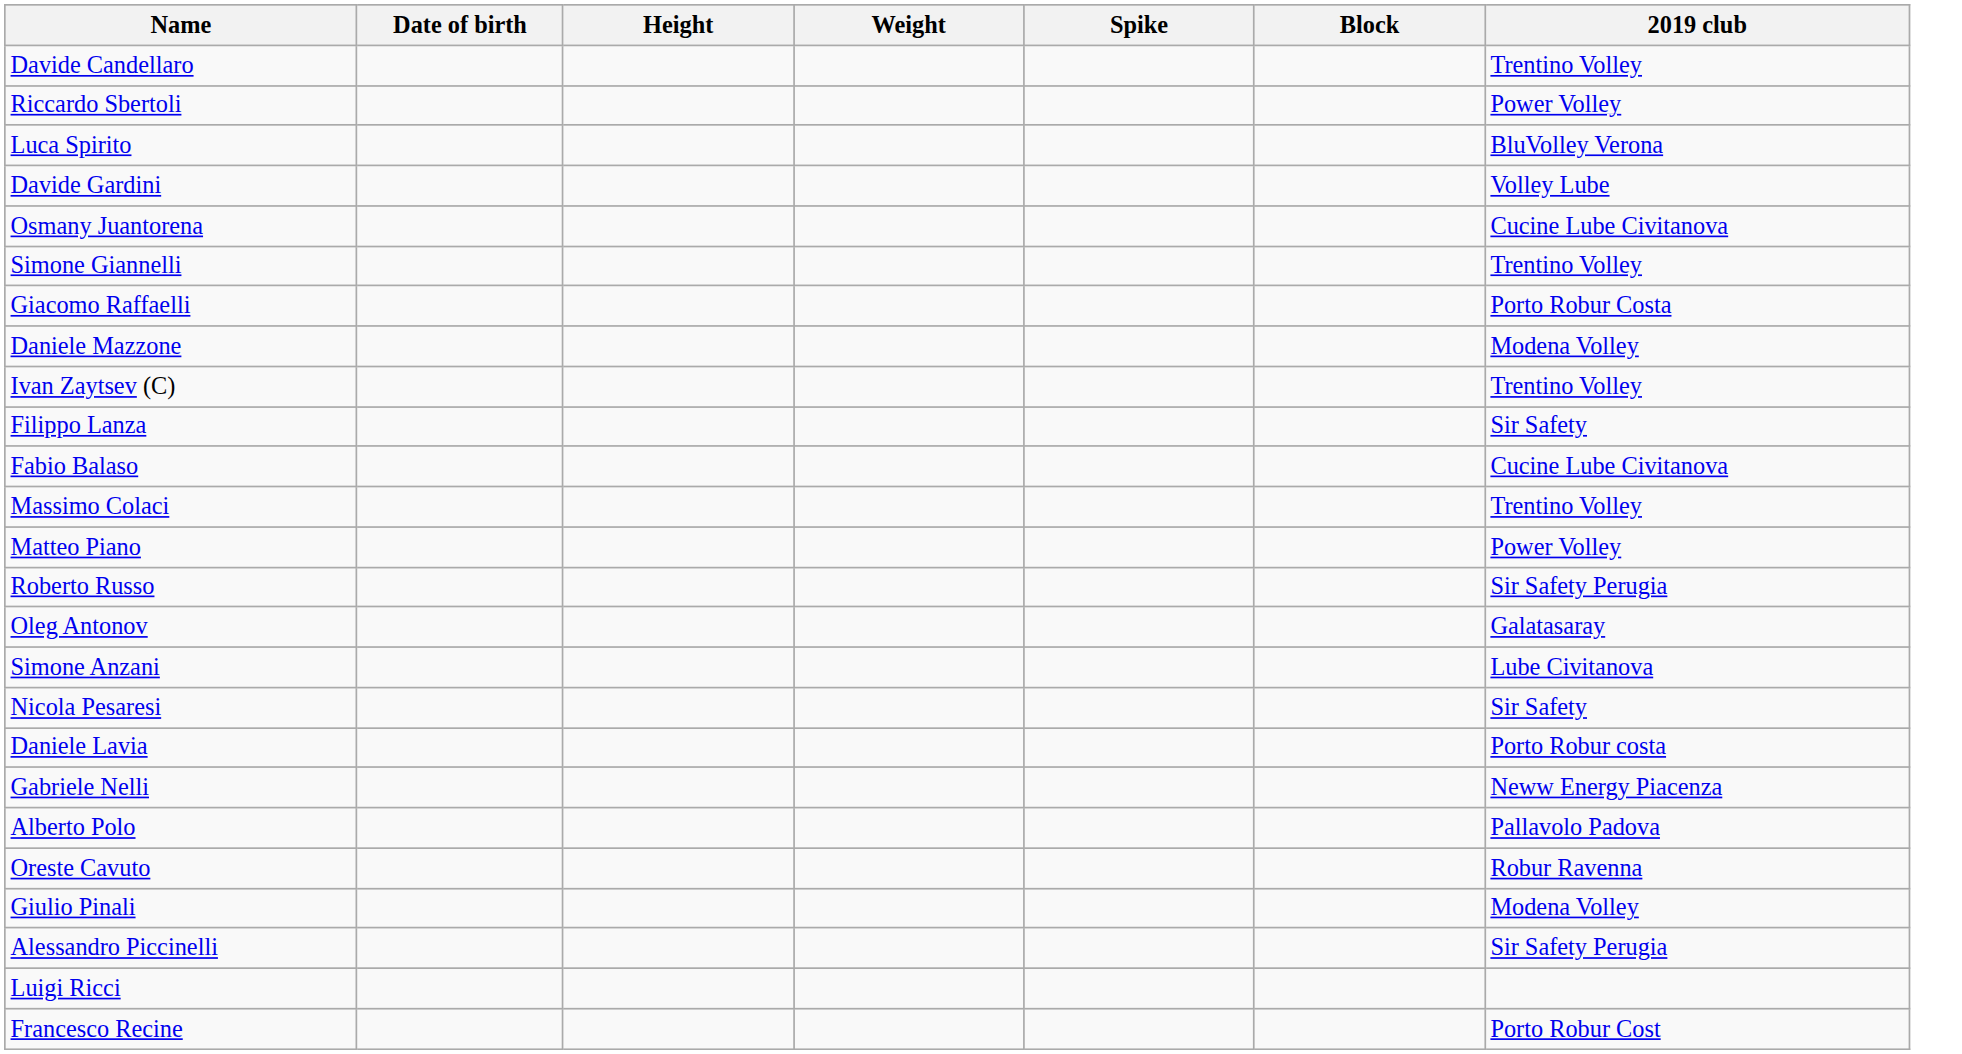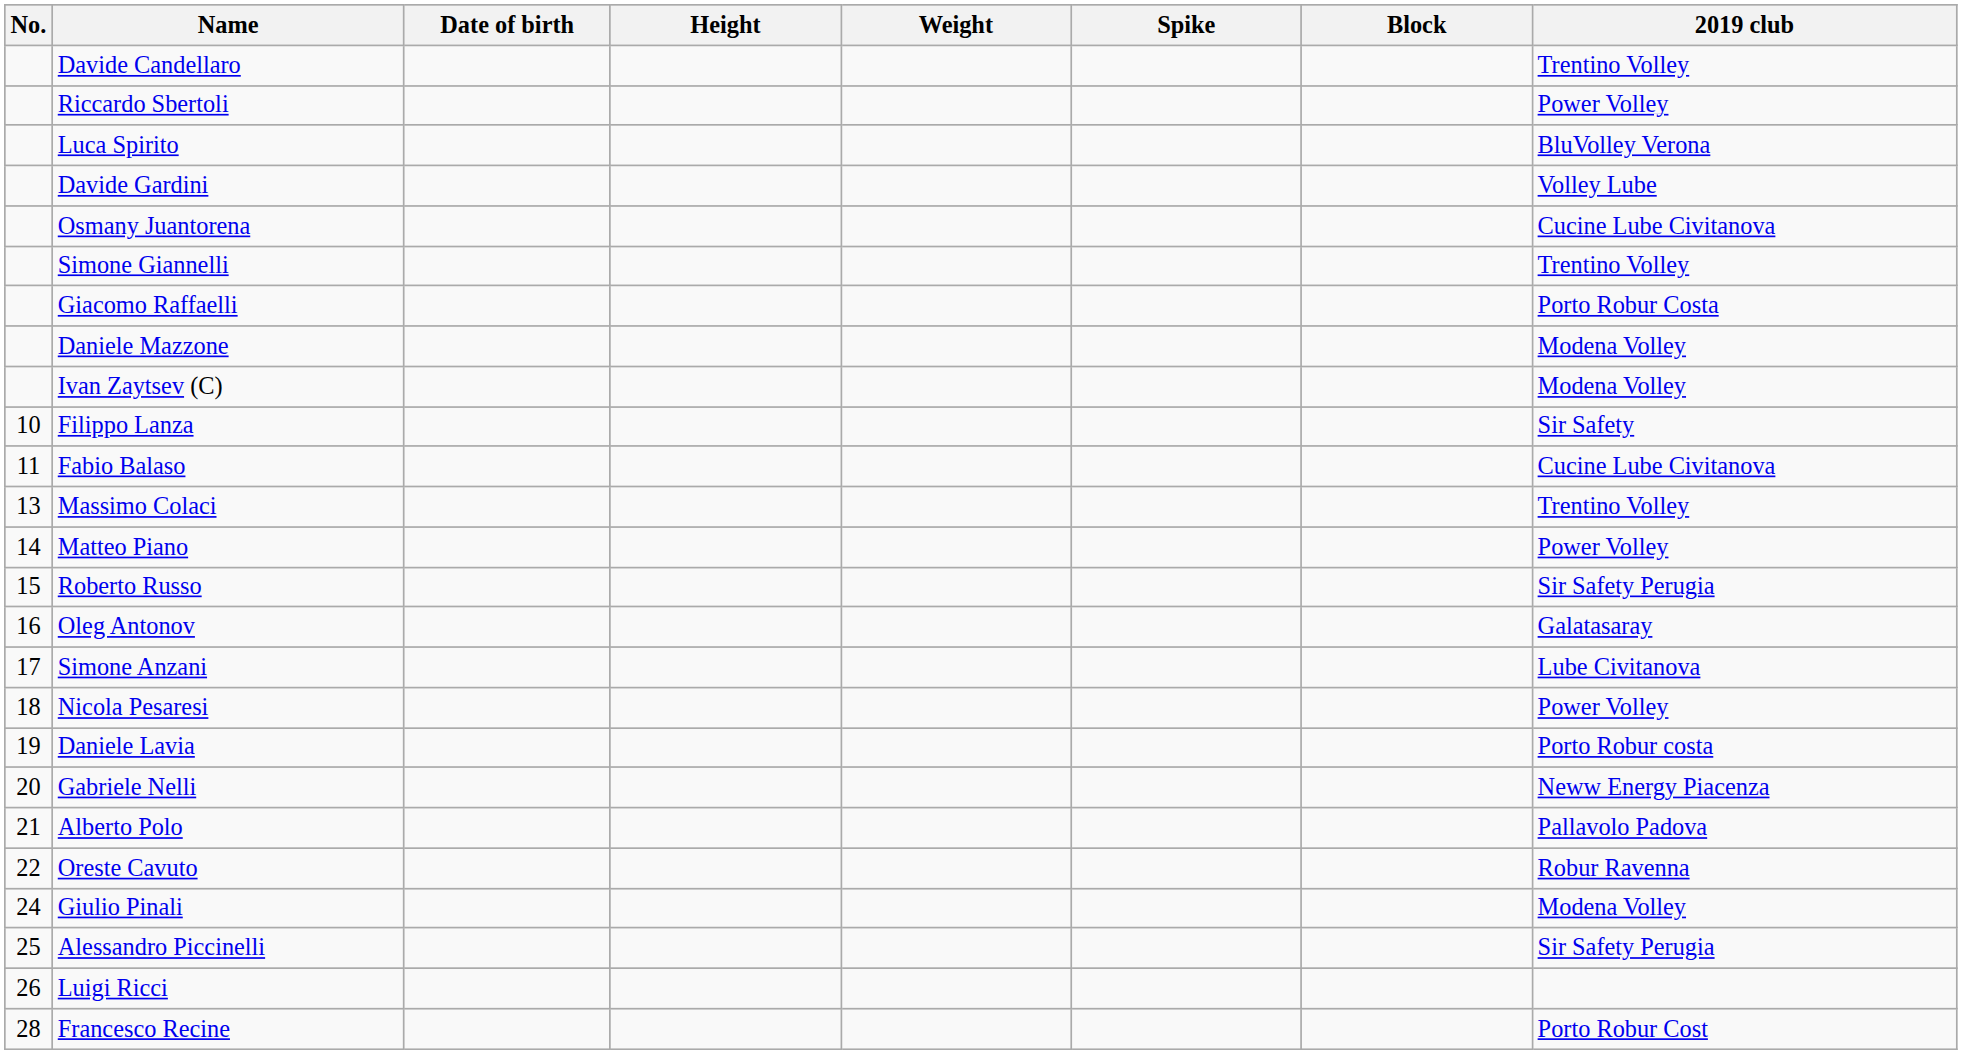+ column: (28, 24)
(1566, 386) Trentino Volley -> (1612, 386) Modena Volley
(1539, 707) Sir Safety -> (1603, 707) Power Volley
